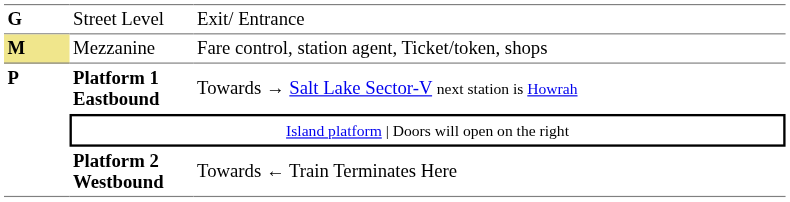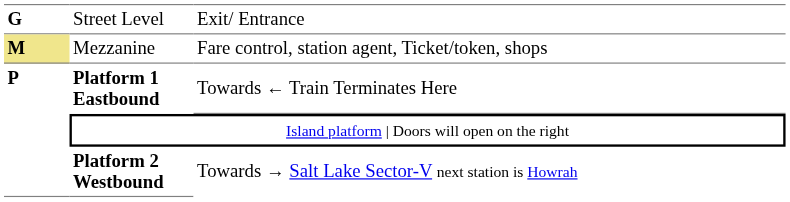(387, 88) Towards → Salt Lake Sector-V next station is Howrah -> (327, 88) Towards ← Train Terminates Here
(327, 171) Towards ← Train Terminates Here -> (387, 171) Towards → Salt Lake Sector-V next station is Howrah
